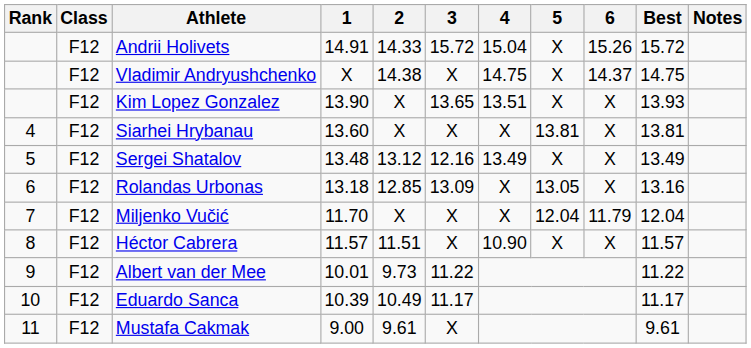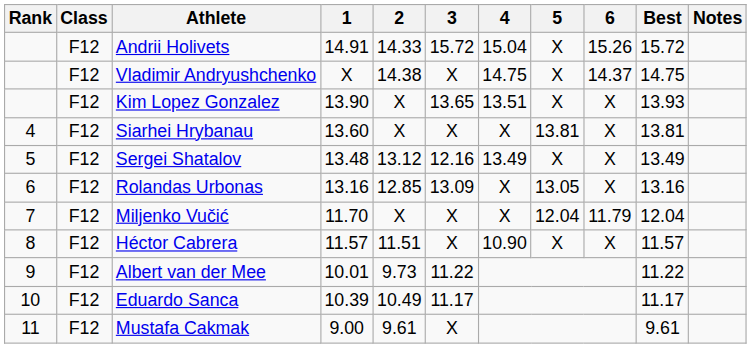(347, 187) 13.18 -> (347, 187) 13.16
